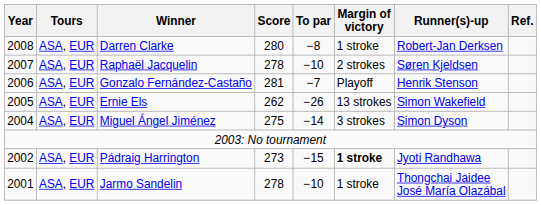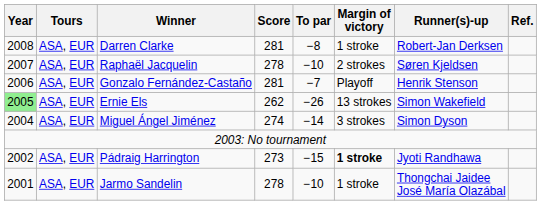(274, 46) 280 -> (274, 46) 281
(20, 102) no background -> (20, 102) lightgreen background
(274, 121) 275 -> (274, 121) 274
